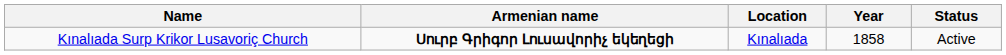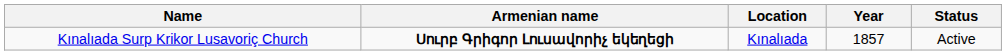(869, 39) 1858 -> (869, 39) 1857
